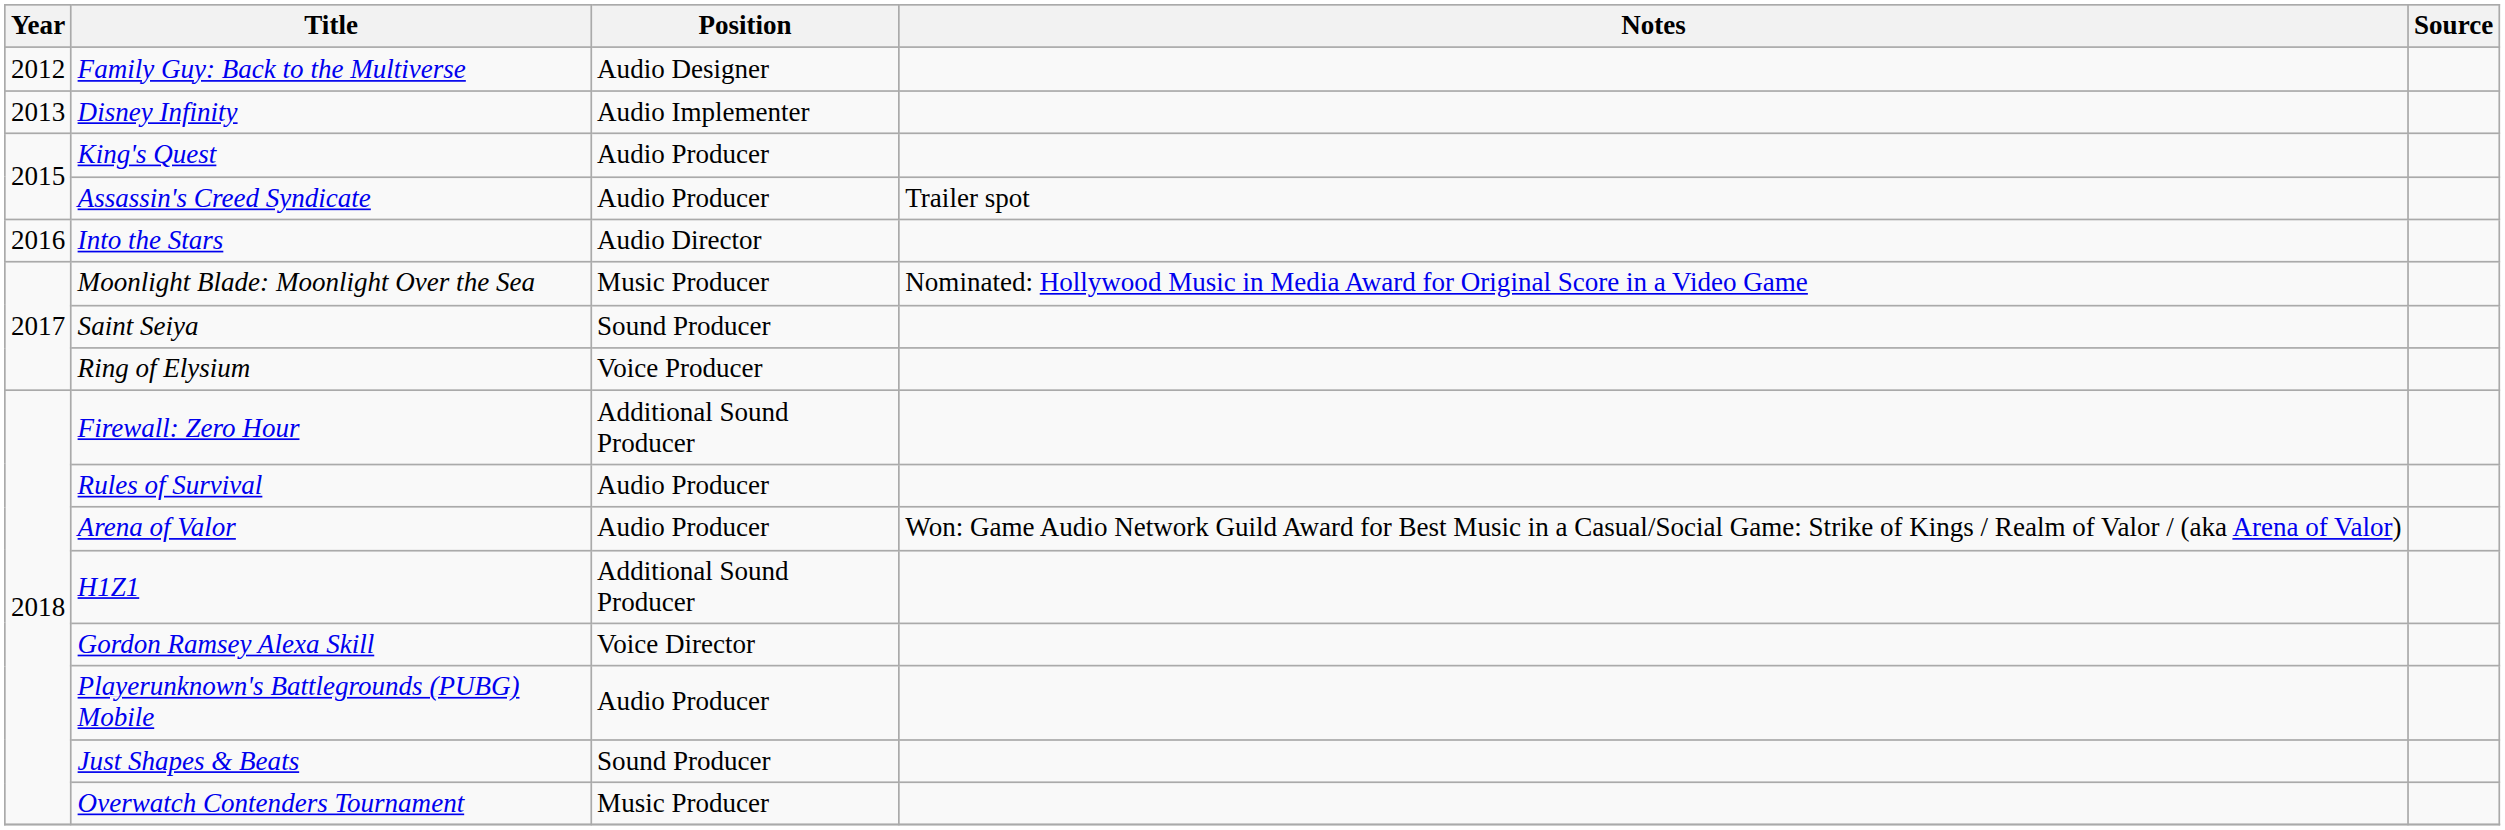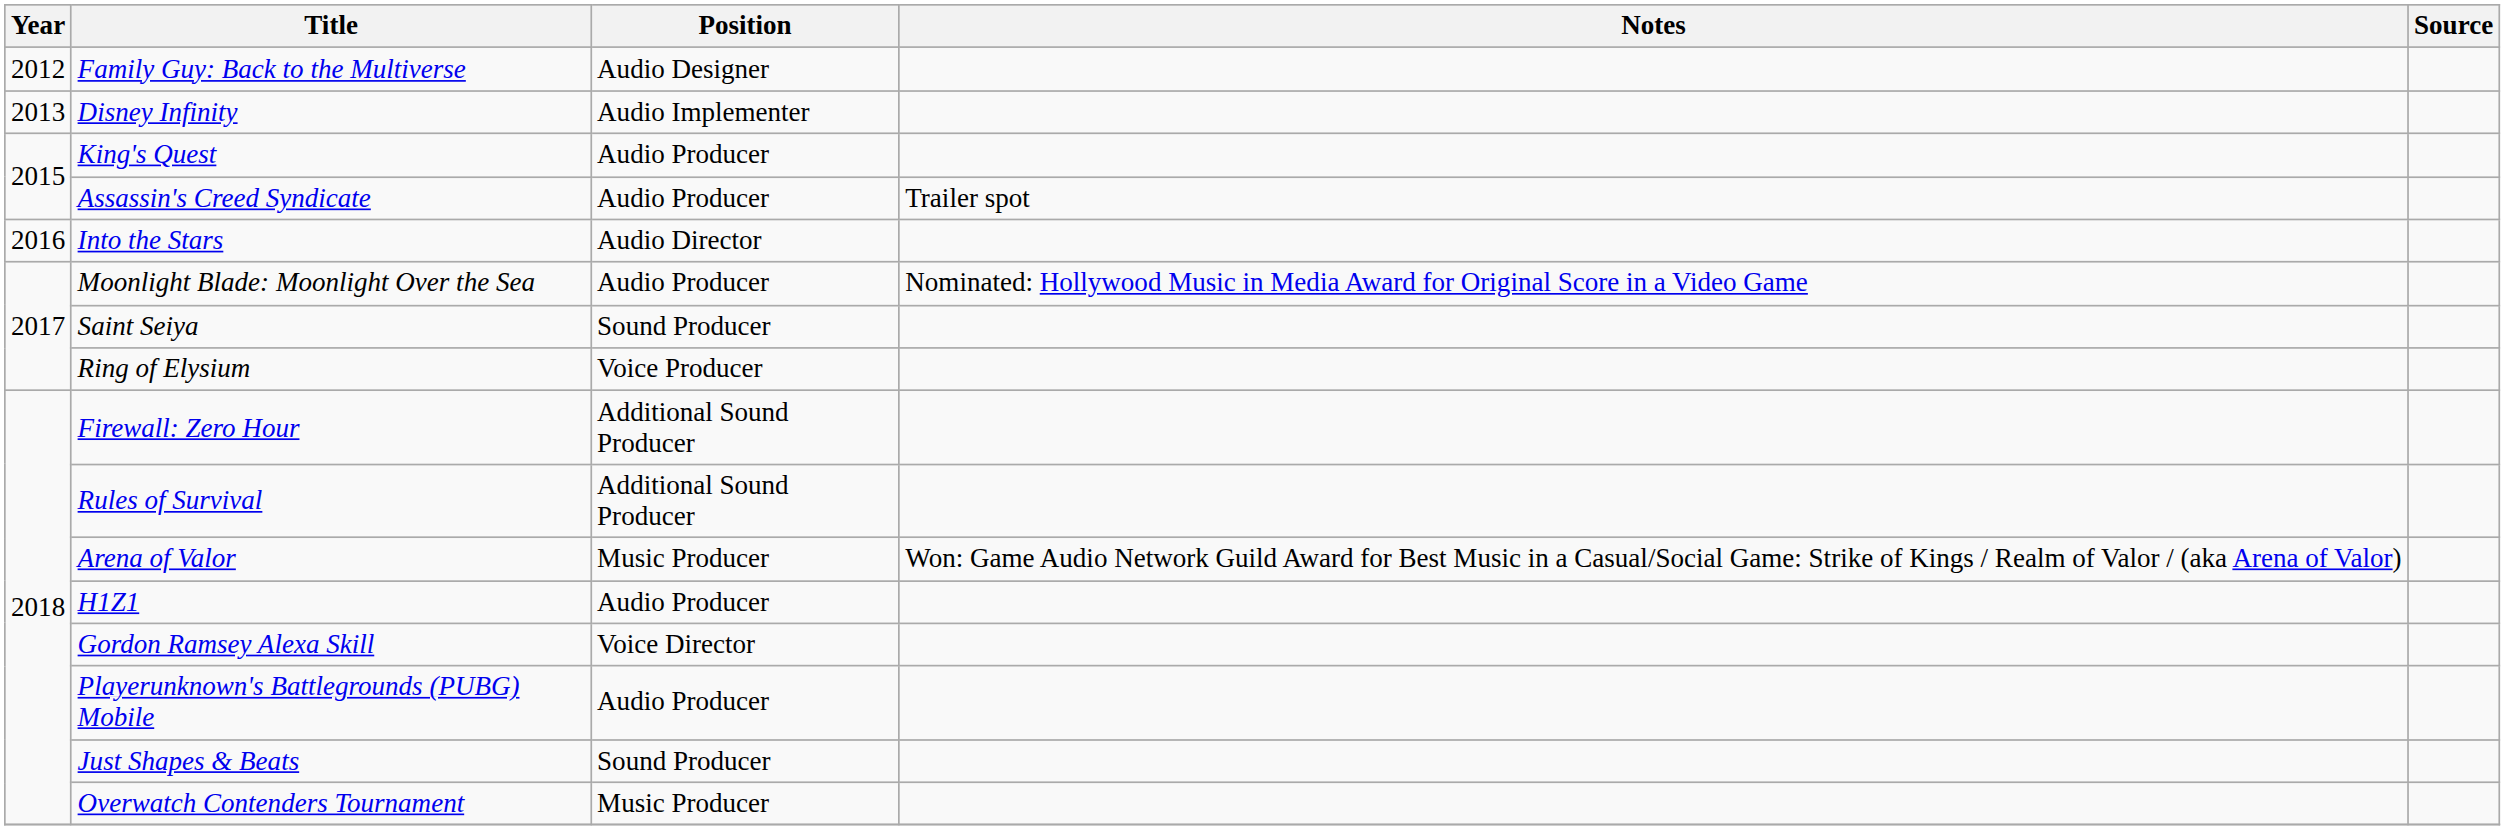(683, 283) Music Producer -> (683, 283) Audio Producer
(683, 485) Audio Producer -> (693, 500) Additional Sound Producer
(683, 528) Audio Producer -> (683, 558) Music Producer
(693, 586) Additional Sound Producer -> (683, 601) Audio Producer
